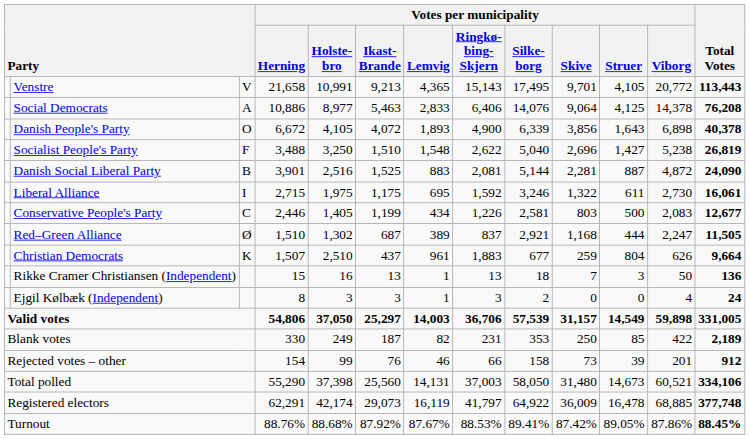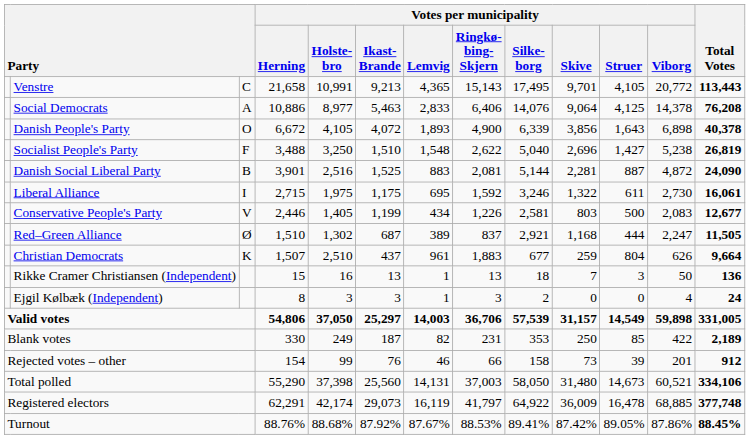(247, 87) V -> (247, 87) C
(247, 213) C -> (247, 213) V
